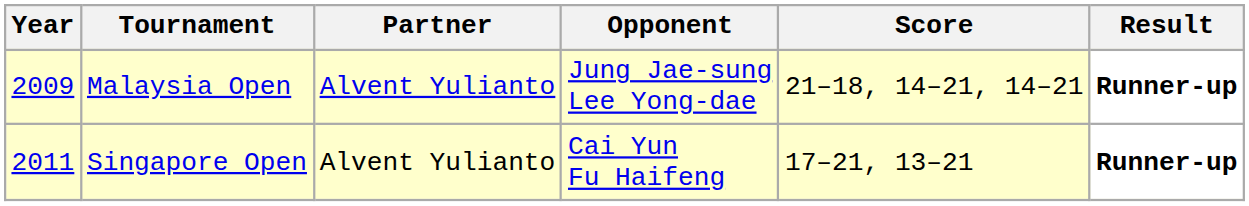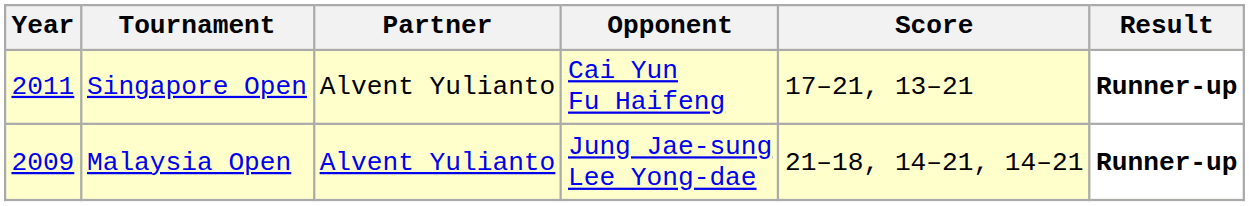rows swapped: (189, 87) <-> (197, 162)
